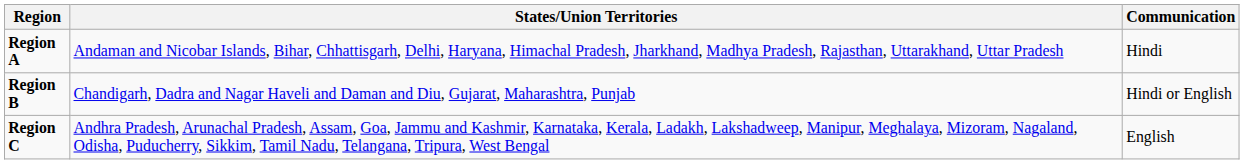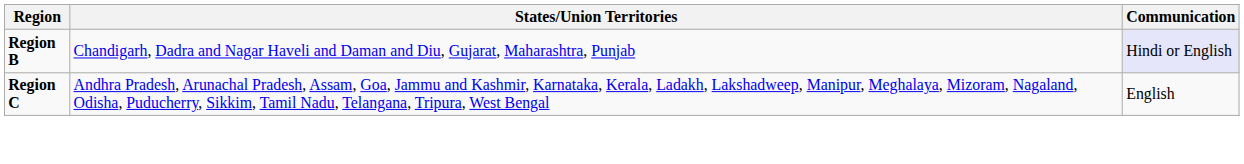- row: (32, 51)
(1179, 94) no background -> (1179, 51) lavender background
